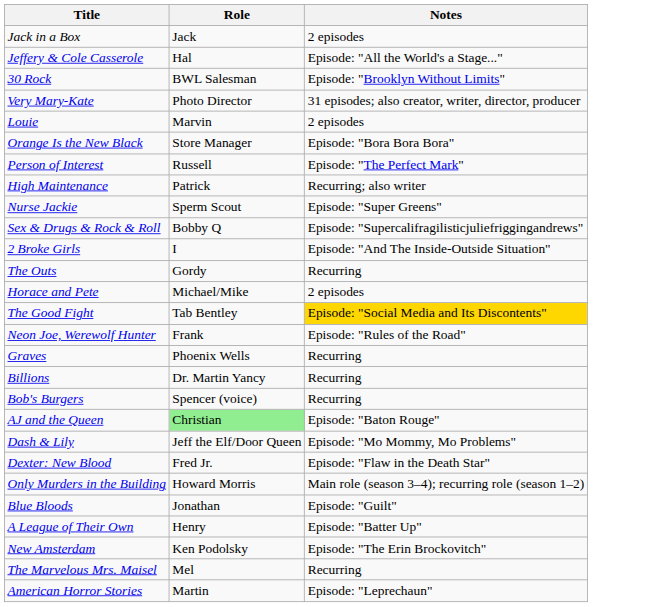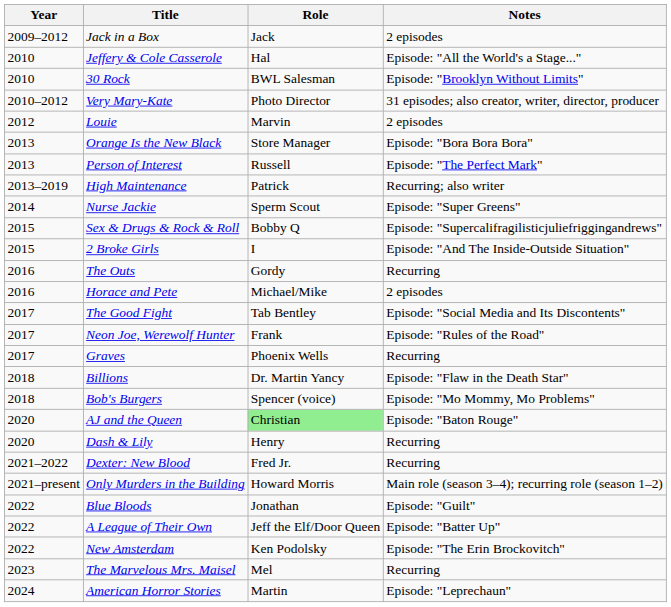+ column: (44, 15)
(427, 313) gold background -> (506, 313) no background
(335, 377) Recurring -> (477, 377) Episode: "Flaw in the Death Star"
(335, 398) Recurring -> (490, 398) Episode: "Mo Mommy, Mo Problems"
(237, 441) Jeff the Elf/Door Queen -> (268, 441) Henry
(412, 441) Episode: "Mo Mommy, Mo Problems" -> (413, 441) Recurring
(399, 462) Episode: "Flaw in the Death Star" -> (413, 462) Recurring
(189, 526) Henry -> (315, 526) Jeff the Elf/Door Queen
